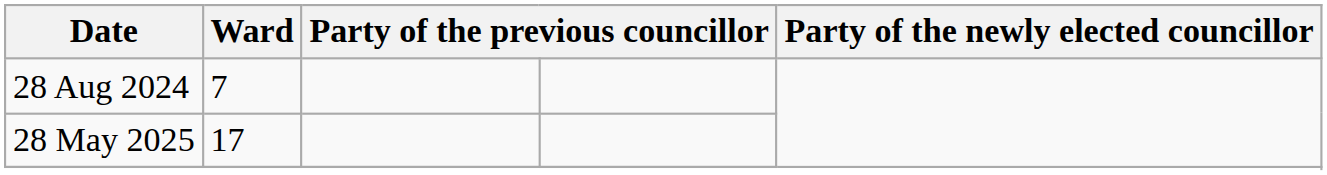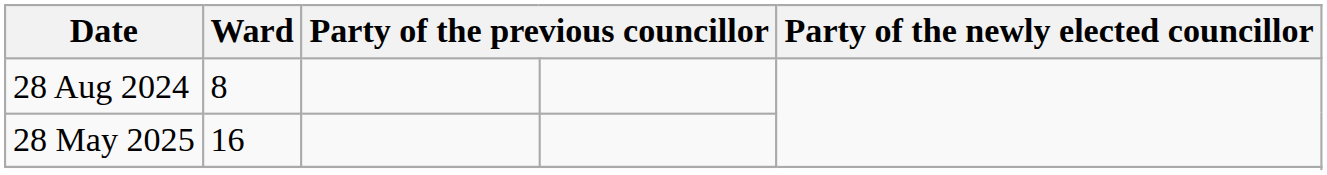(219, 85) 7 -> (219, 85) 8
(227, 139) 17 -> (227, 139) 16
